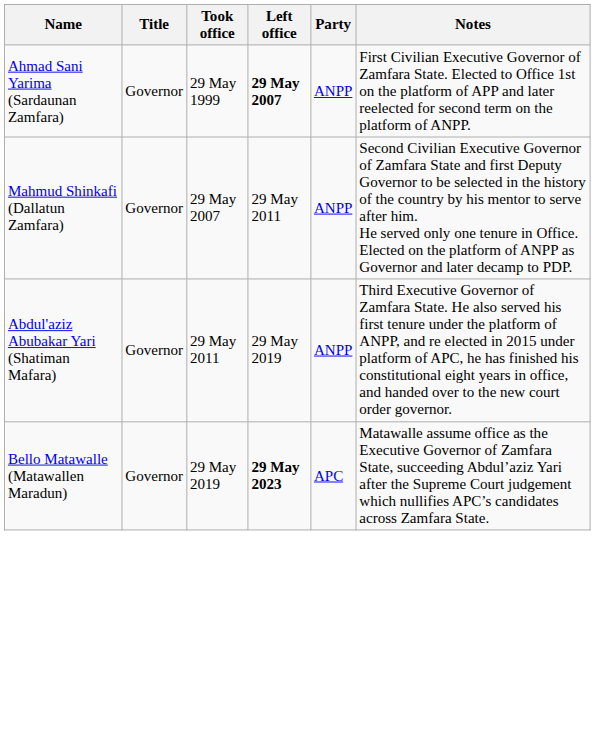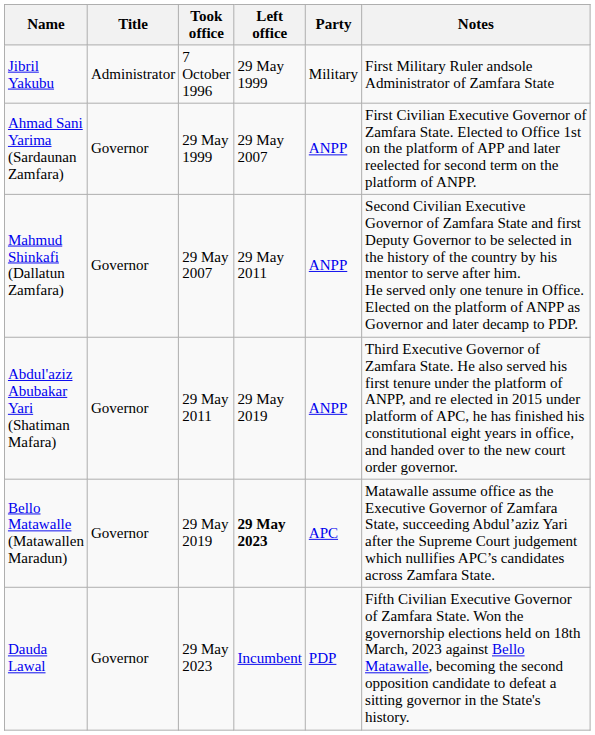+ row: (31, 74)
(276, 91) bold -> (261, 148) normal
+ row: (28, 658)
